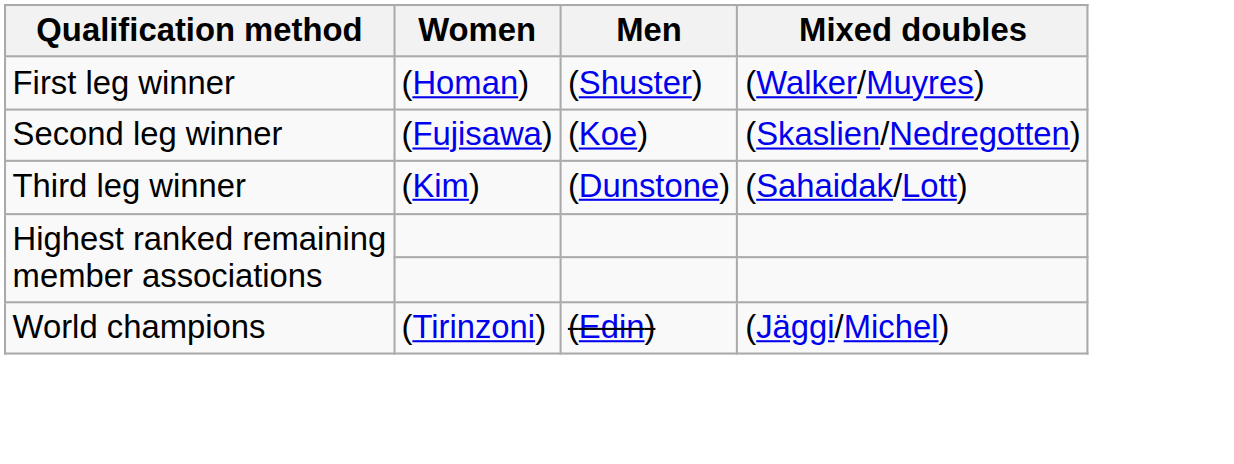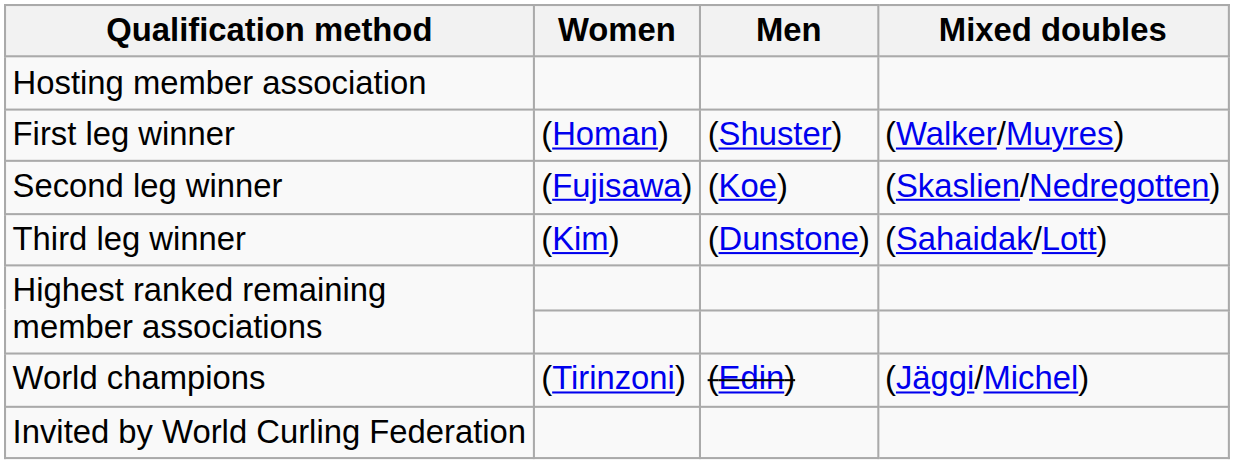+ row: (220, 82)
+ row: (269, 431)
